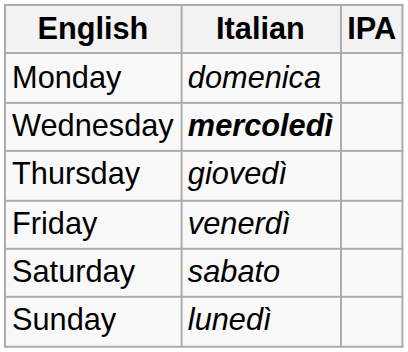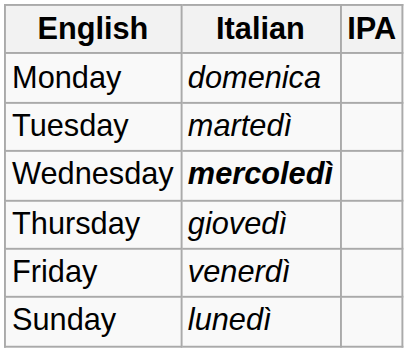+ row: (70, 126)
- row: (74, 272)
